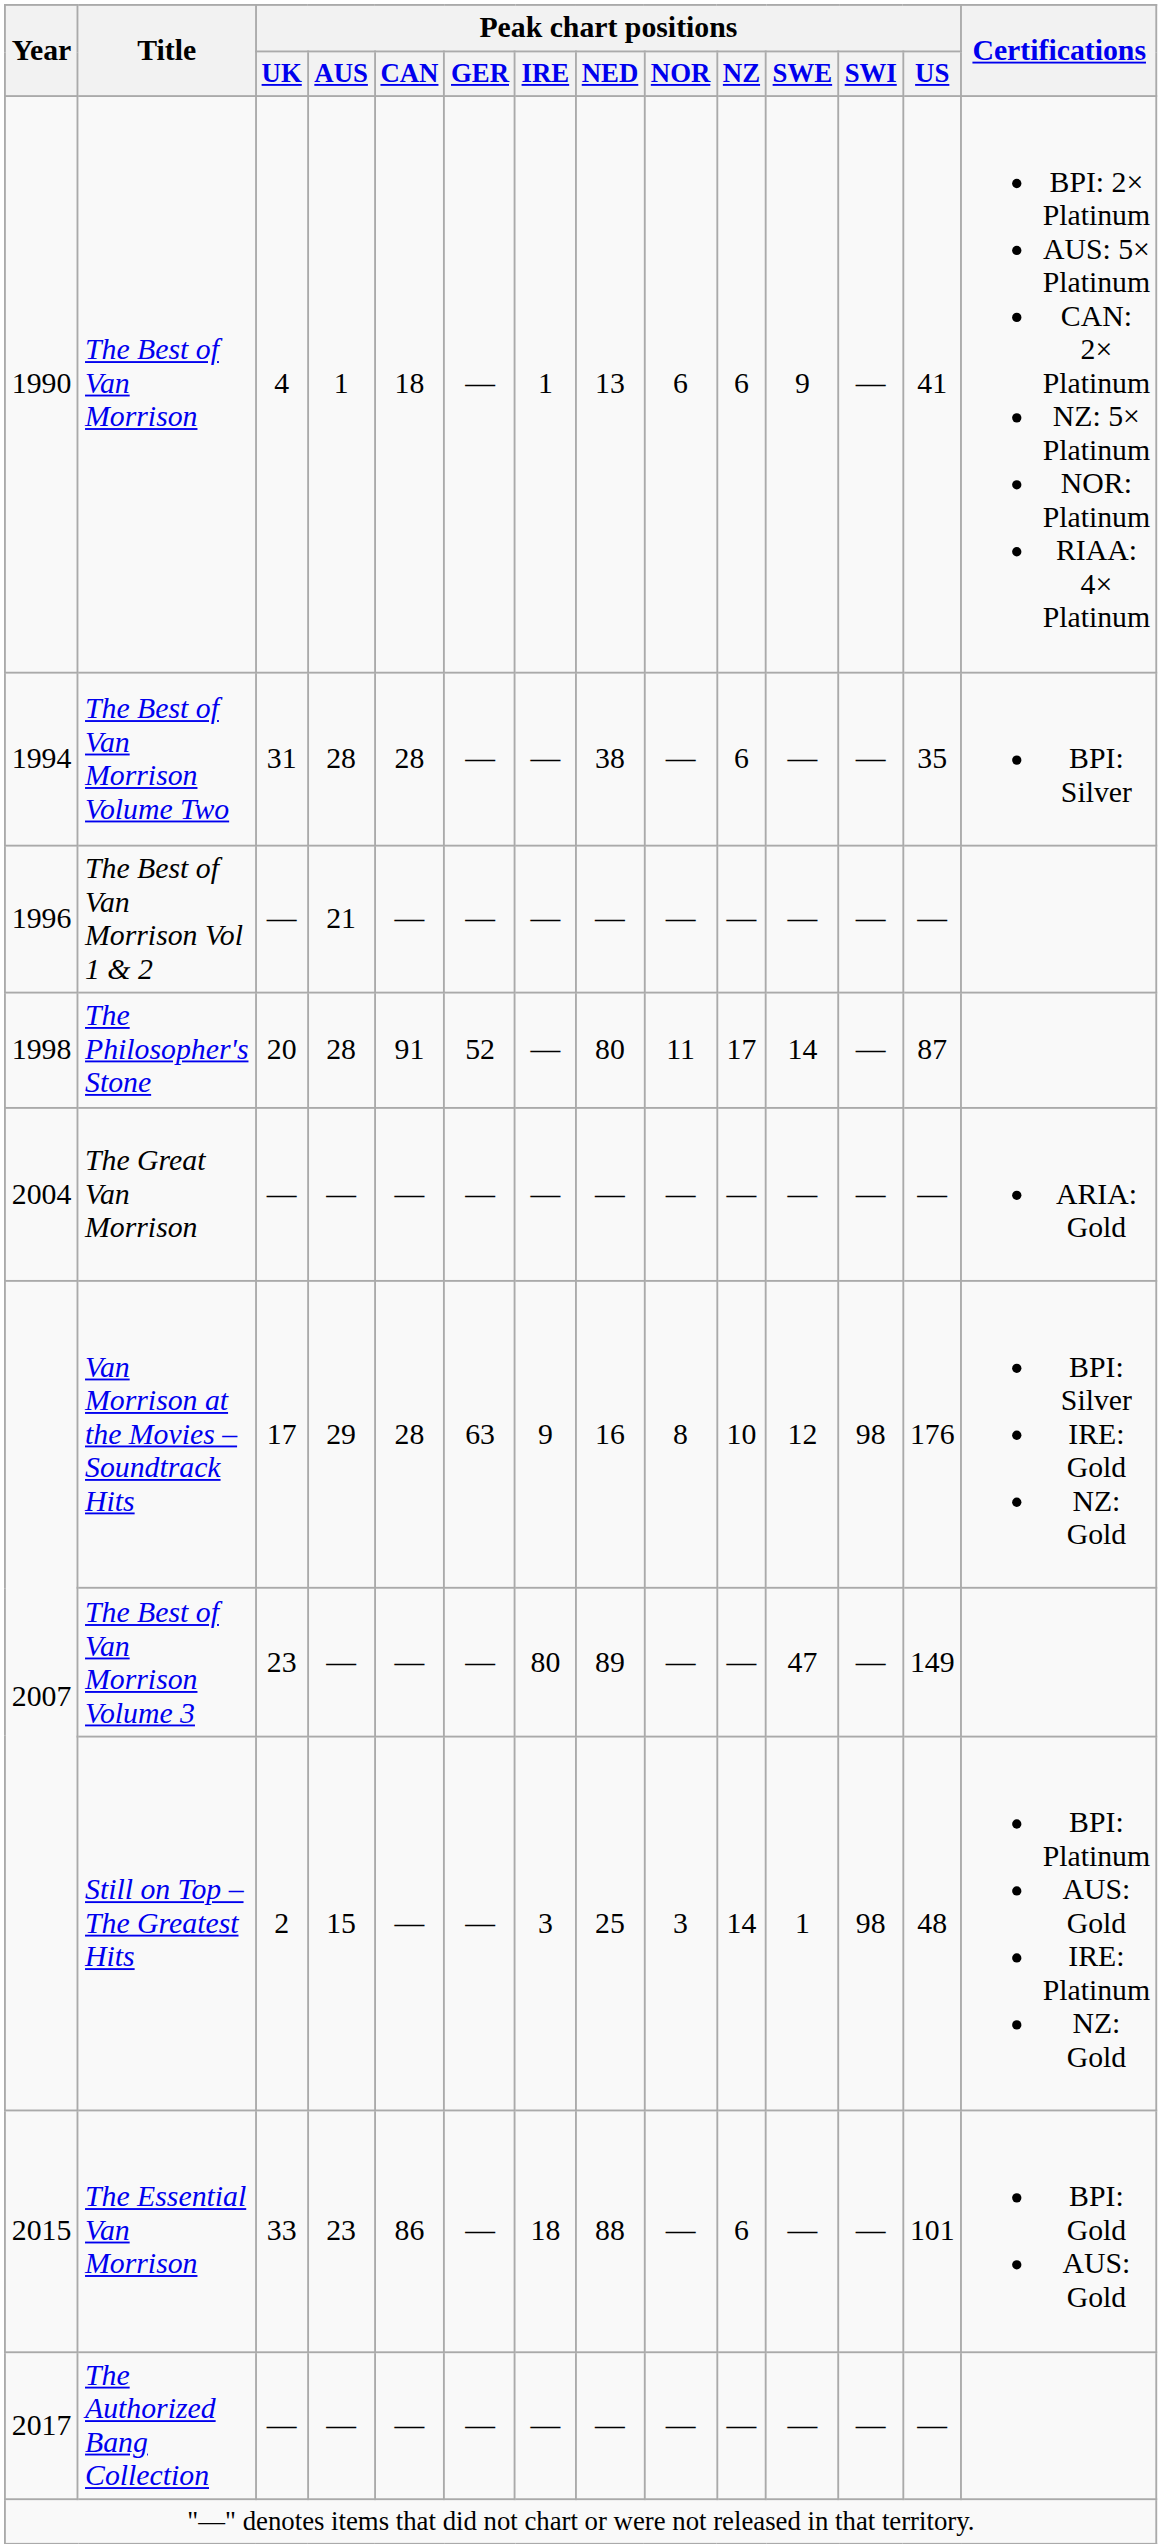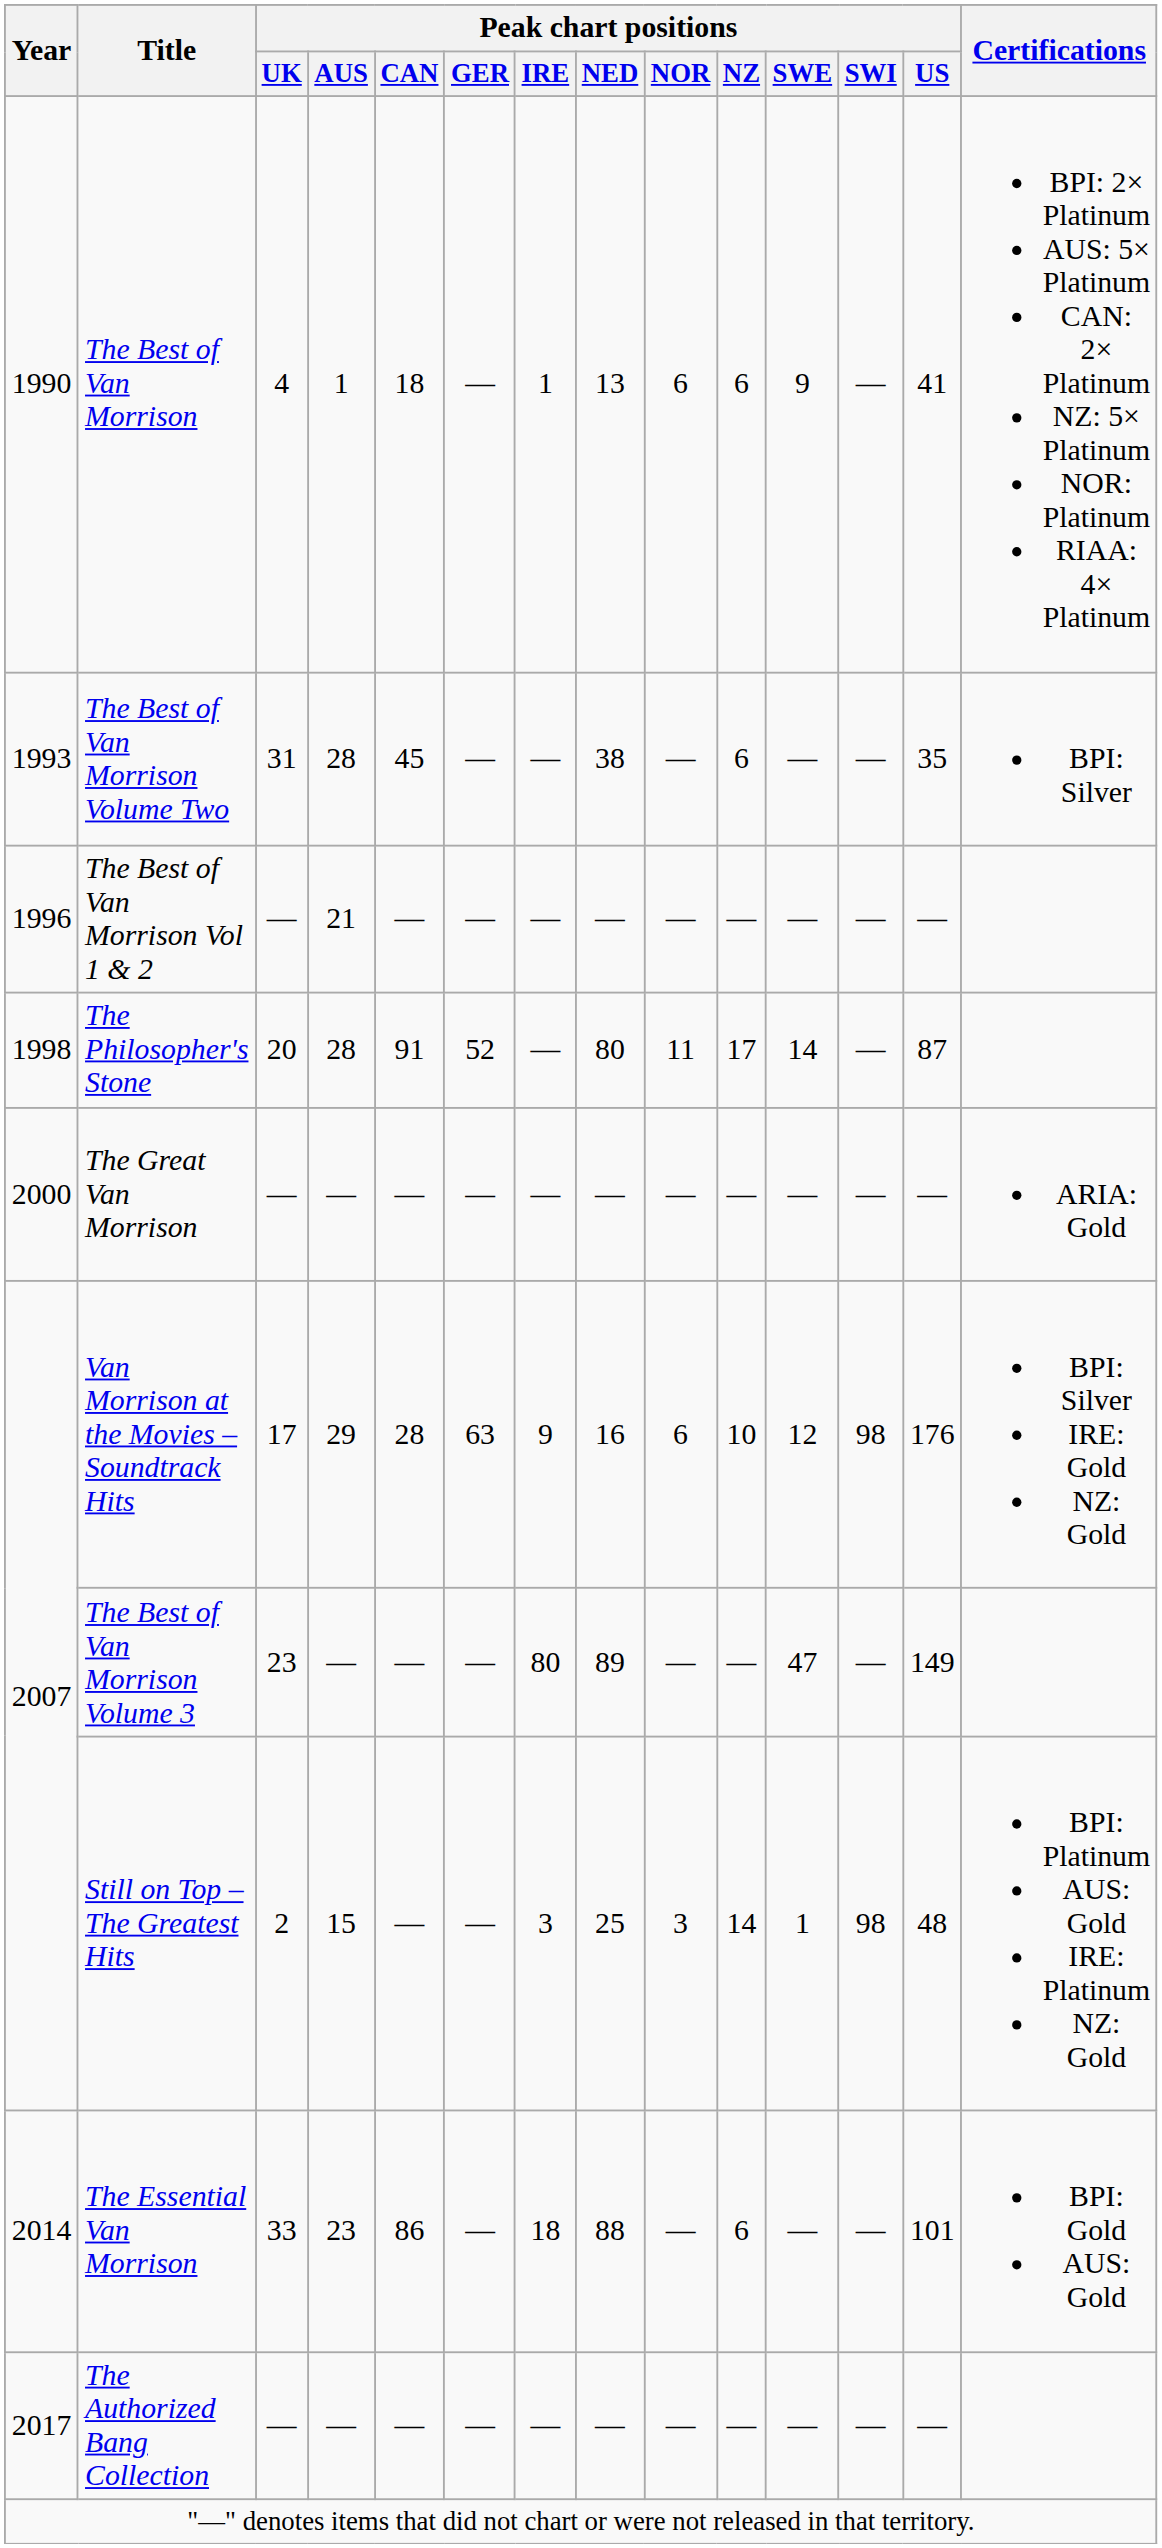(42, 758) 1994 -> (42, 758) 1993
(409, 758) 28 -> (409, 758) 45
(42, 1193) 2004 -> (42, 1193) 2000
(681, 1434) 8 -> (681, 1434) 6
(42, 2230) 2015 -> (42, 2230) 2014
